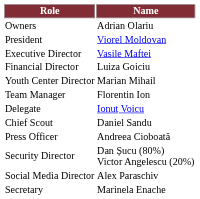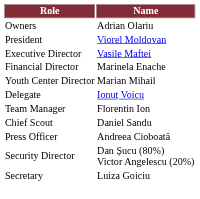(124, 67) Luiza Goiciu -> (131, 67) Marinela Enache
rows swapped: (35, 95) <-> (23, 109)
- row: (50, 175)
(131, 189) Marinela Enache -> (124, 175) Luiza Goiciu
